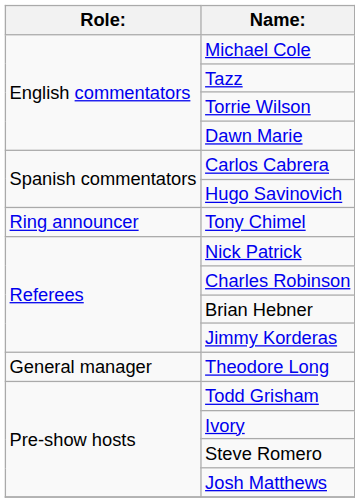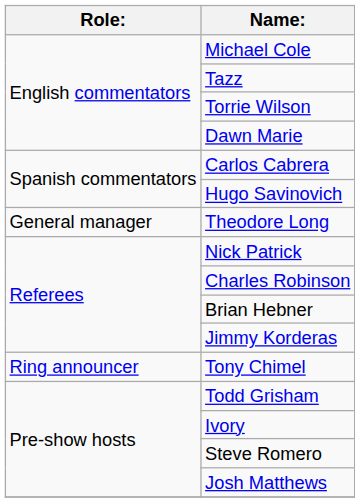rows swapped: (255, 222) <-> (267, 367)
